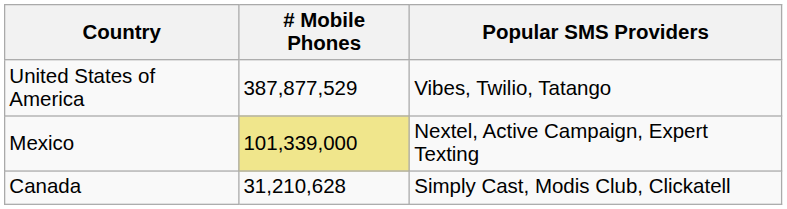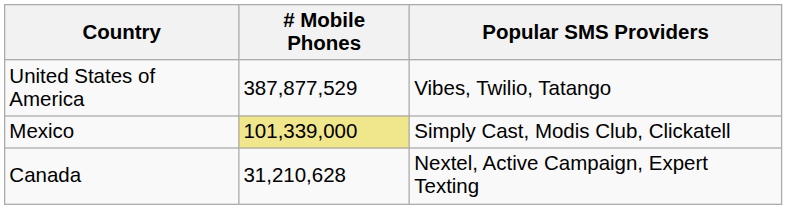(561, 143) Nextel, Active Campaign, Expert Texting -> (572, 131) Simply Cast, Modis Club, Clickatell
(572, 187) Simply Cast, Modis Club, Clickatell -> (561, 175) Nextel, Active Campaign, Expert Texting
